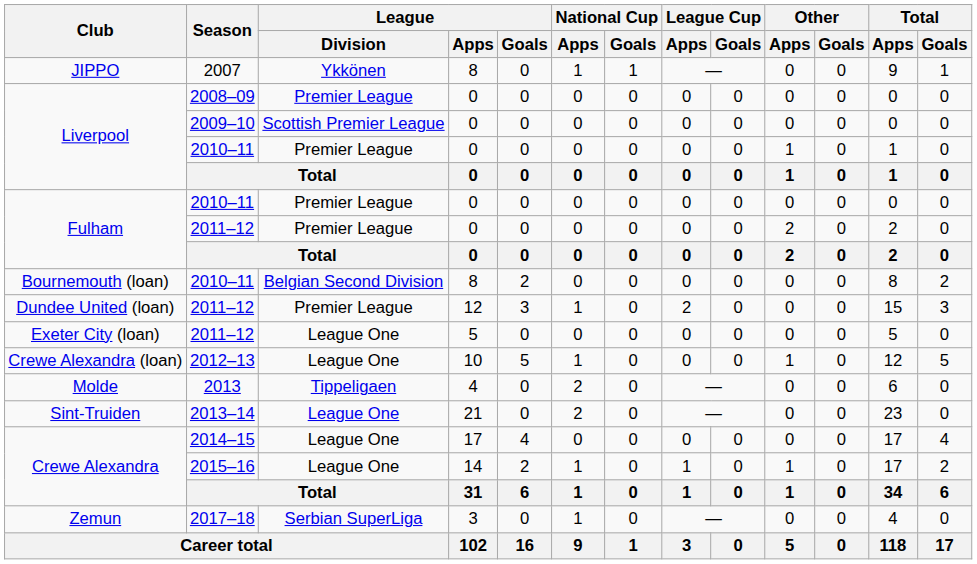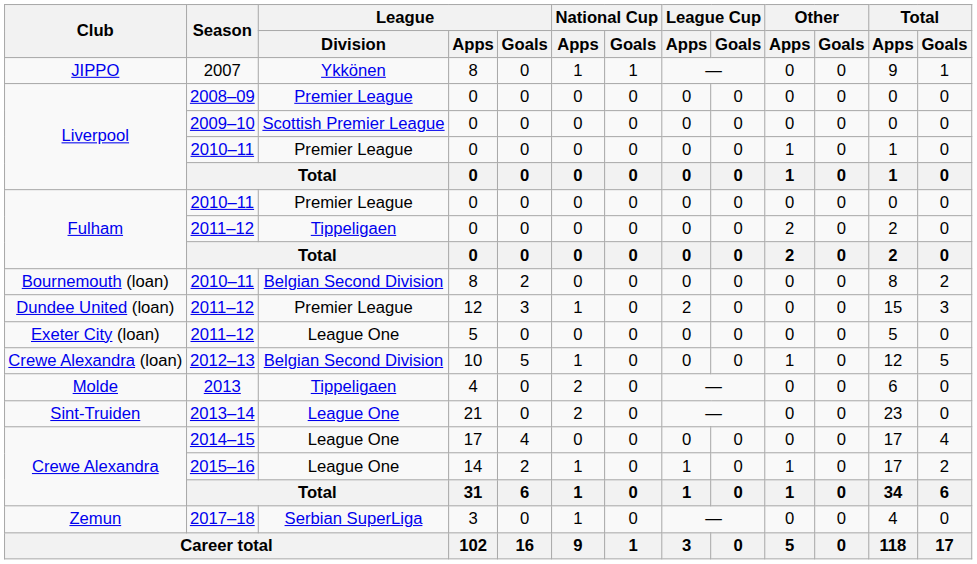(353, 228) Premier League -> (353, 228) Tippeligaen
(353, 360) League One -> (353, 360) Belgian Second Division
